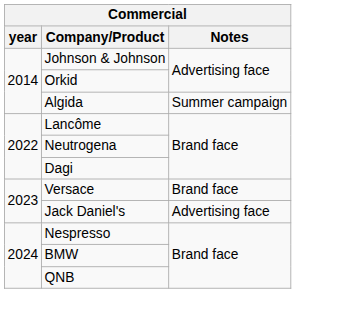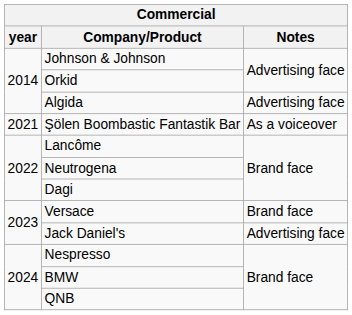(230, 102) Summer campaign -> (296, 102) Advertising face
+ row: (142, 124)
